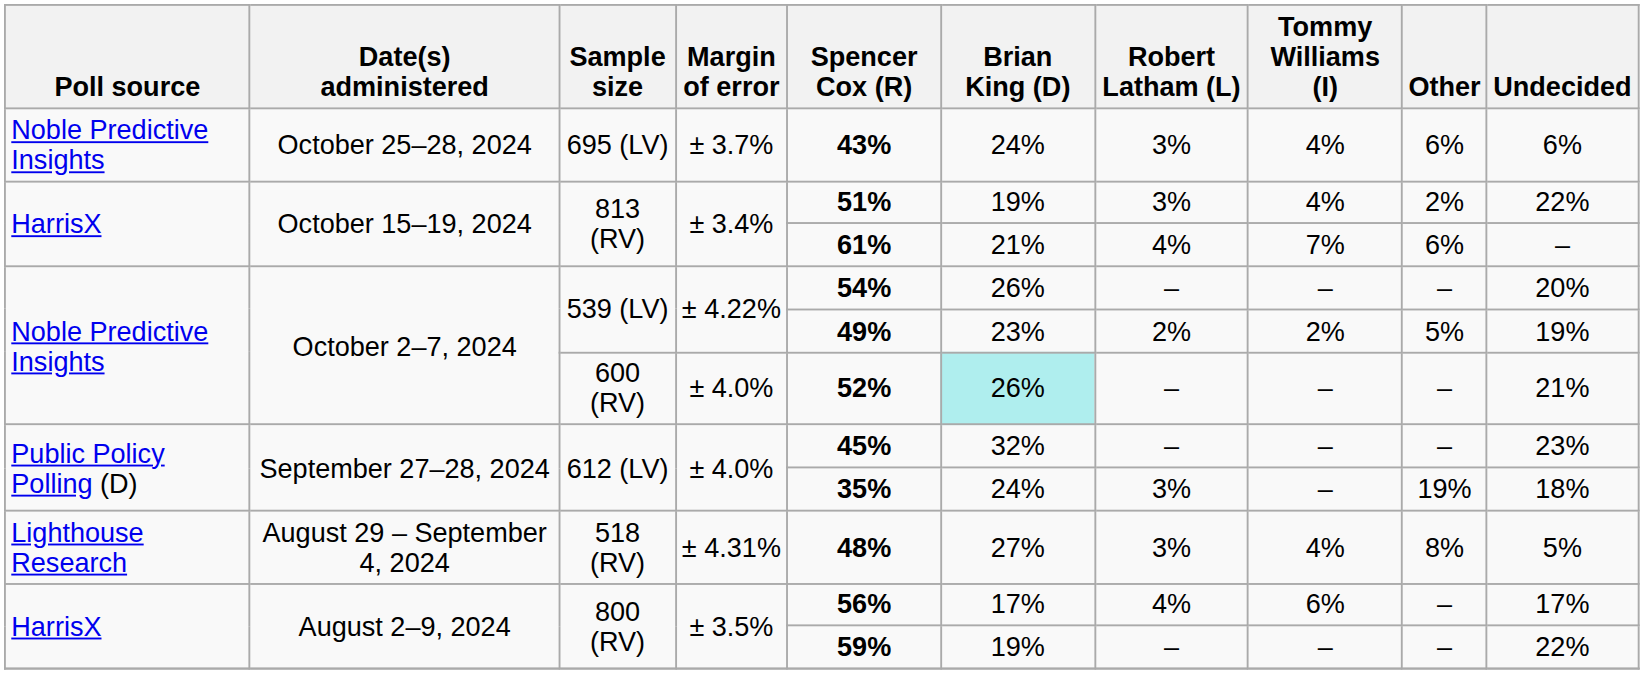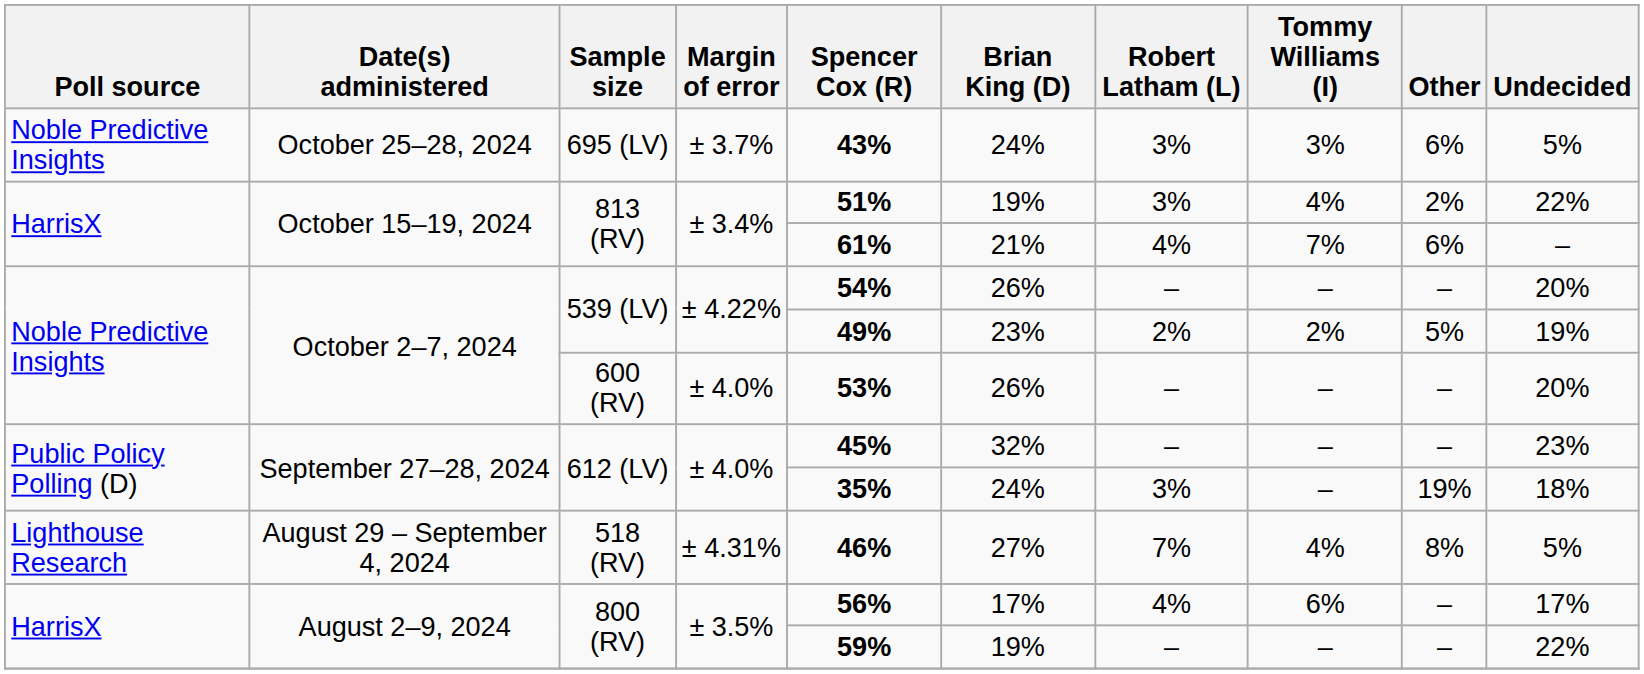(1325, 145) 4% -> (1325, 145) 3%
(1562, 145) 6% -> (1562, 145) 5%
(864, 389) 52% -> (864, 389) 53%
(1018, 389) paleturquoise background -> (1018, 389) no background
(1562, 389) 21% -> (1562, 389) 20%
(864, 547) 48% -> (864, 547) 46%
(1172, 547) 3% -> (1172, 547) 7%
